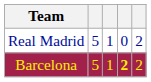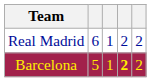(95, 40) 5 -> (95, 40) 6
(124, 40) 0 -> (124, 40) 2
